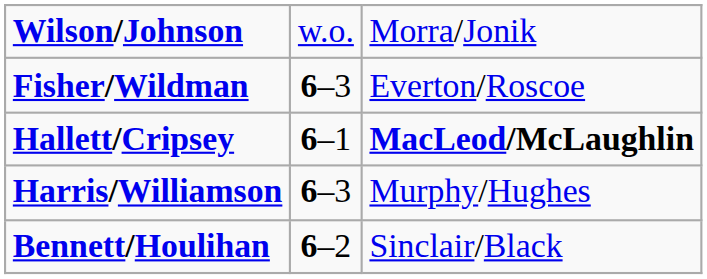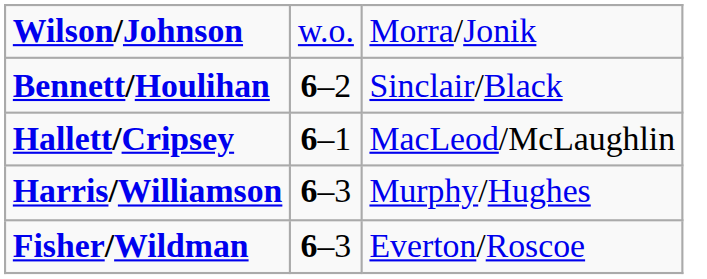rows swapped: (141, 245) <-> (131, 84)
(532, 138) bold -> (522, 138) normal
